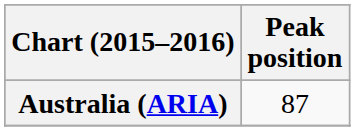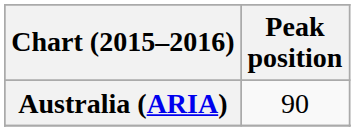(295, 102) 87 -> (295, 102) 90
